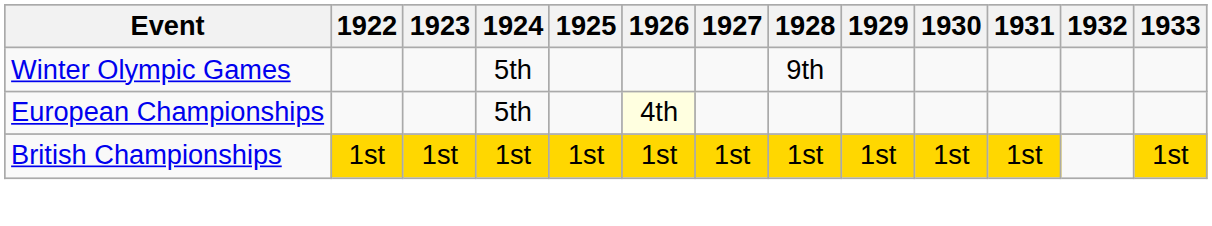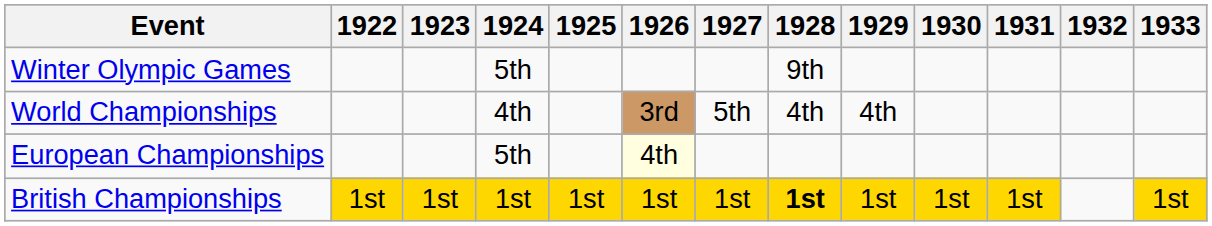+ row: (144, 112)
(805, 155) normal -> (805, 198) bold
